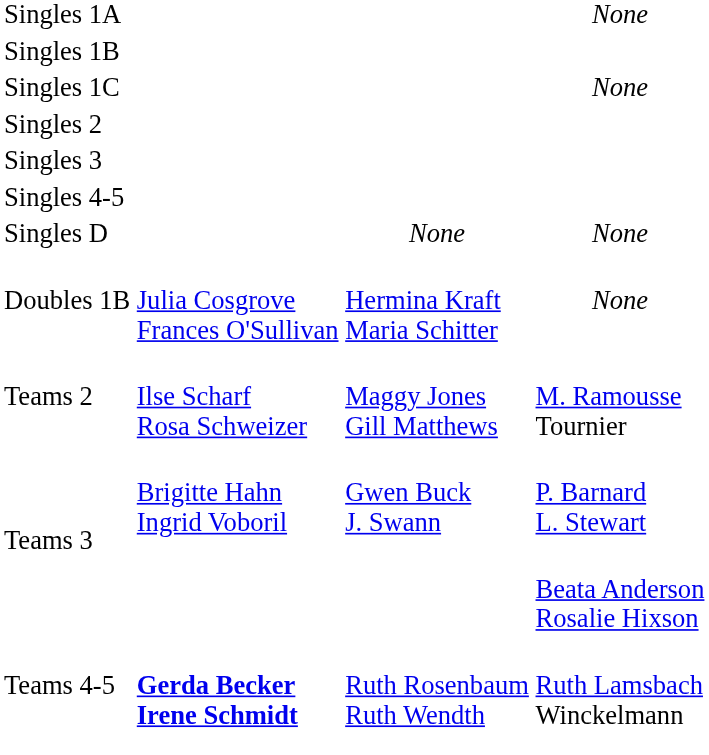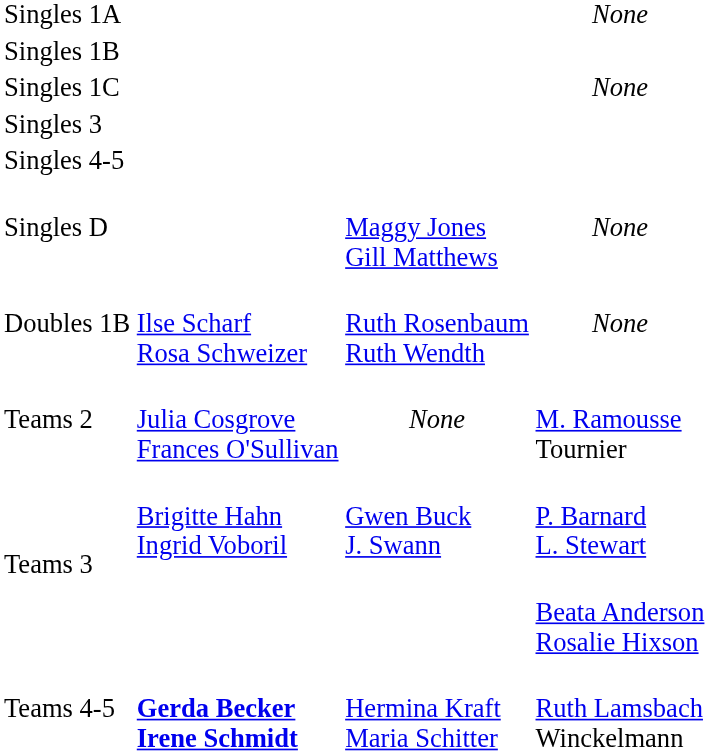- row: (53, 124)
(437, 233) None -> (422, 242) Maggy Jones Gill Matthews
(238, 315) Julia Cosgrove Frances O'Sullivan -> (222, 338) Ilse Scharf Rosa Schweizer
(423, 315) Hermina Kraft Maria Schitter -> (437, 338) Ruth Rosenbaum Ruth Wendth
(222, 411) Ilse Scharf Rosa Schweizer -> (238, 434) Julia Cosgrove Frances O'Sullivan
(422, 411) Maggy Jones Gill Matthews -> (437, 419) None
(437, 700) Ruth Rosenbaum Ruth Wendth -> (423, 723) Hermina Kraft Maria Schitter
